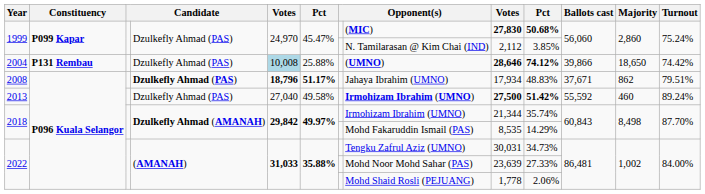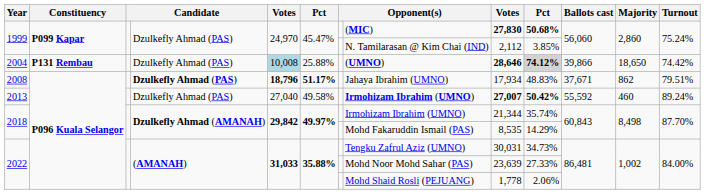(543, 63) no background -> (543, 63) lightgrey background
(507, 96) 27,500 -> (507, 96) 27,007
(543, 96) 51.42% -> (543, 96) 50.42%
